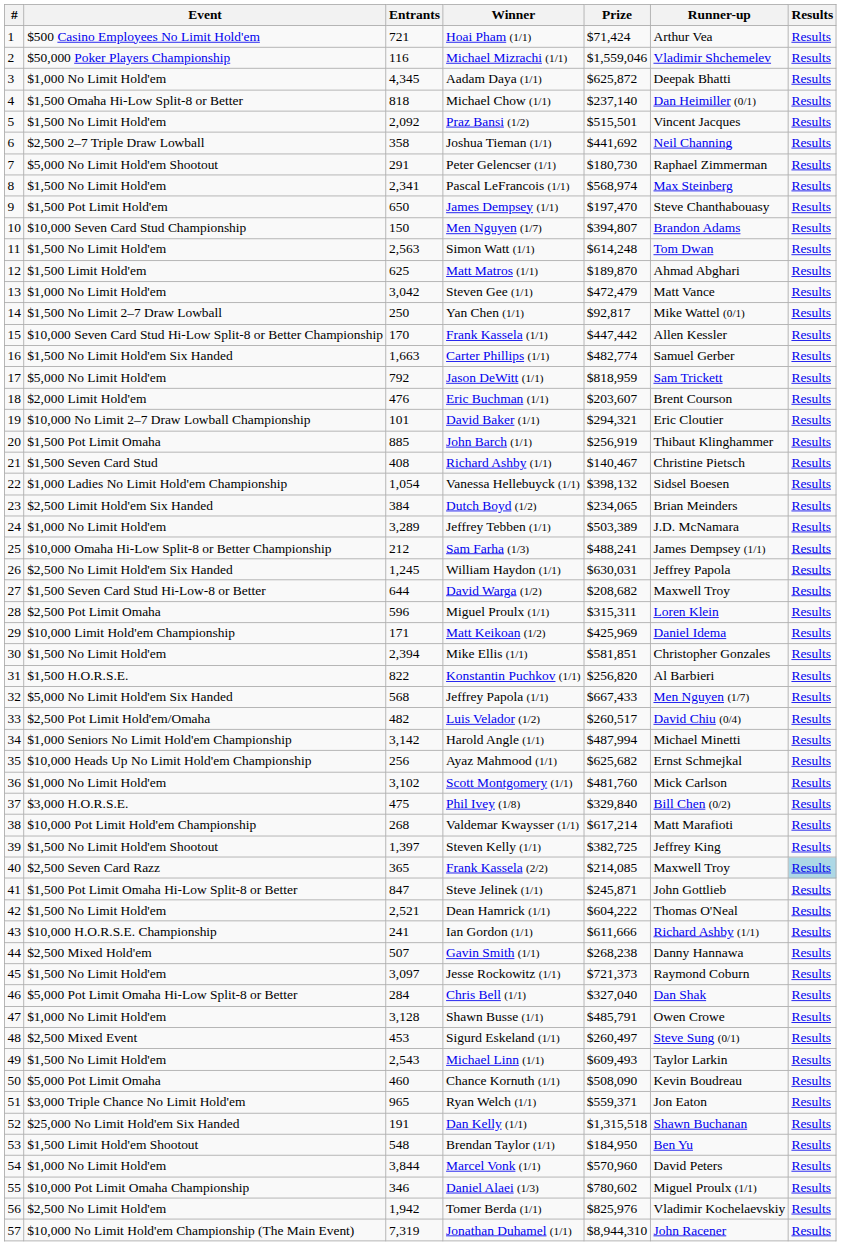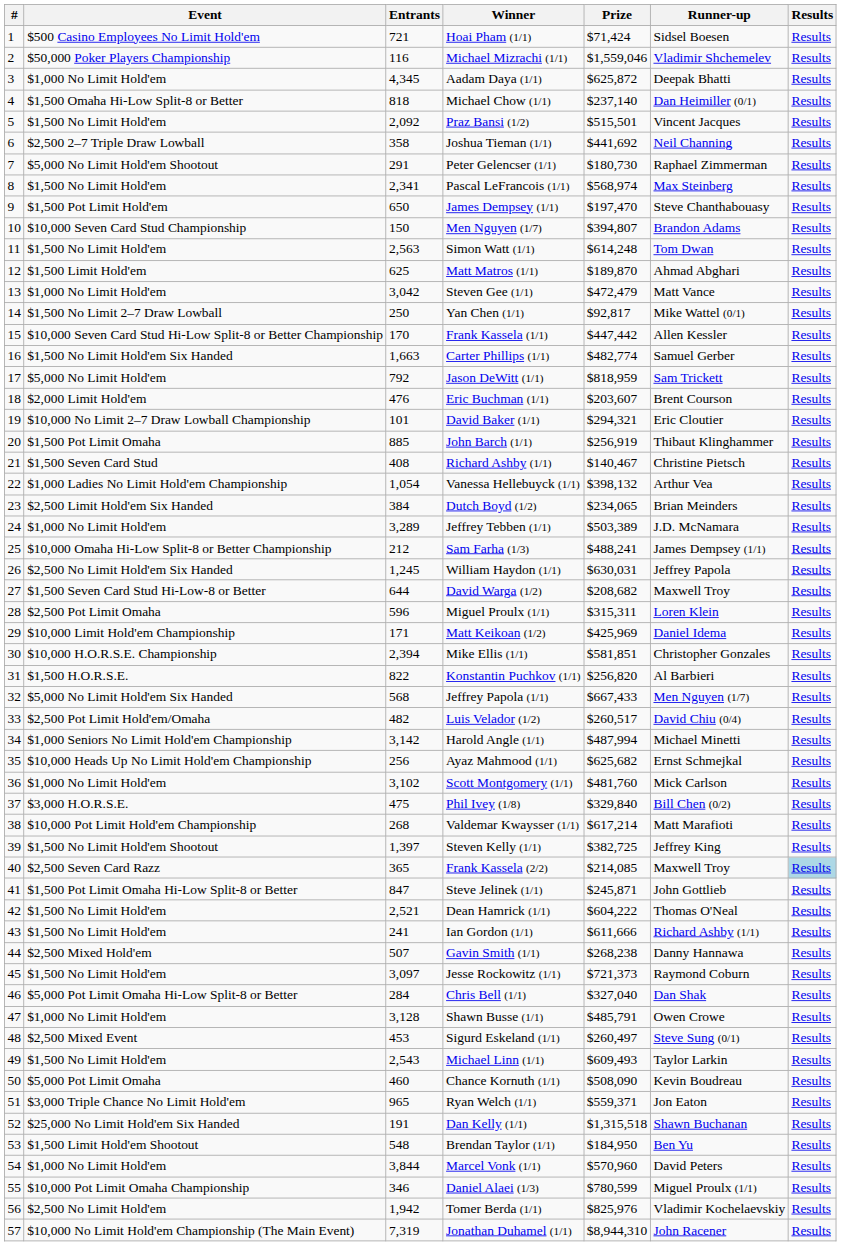(683, 36) Arthur Vea -> (691, 36) Sidsel Boesen
(691, 484) Sidsel Boesen -> (683, 484) Arthur Vea
(97, 654) $1,500 No Limit Hold'em -> (122, 654) $10,000 H.O.R.S.E. Championship
(122, 931) $10,000 H.O.R.S.E. Championship -> (97, 931) $1,500 No Limit Hold'em
(612, 1187) $780,602 -> (612, 1187) $780,599
